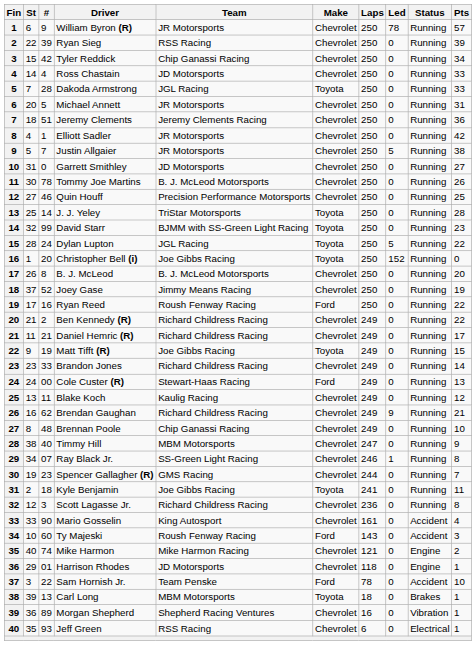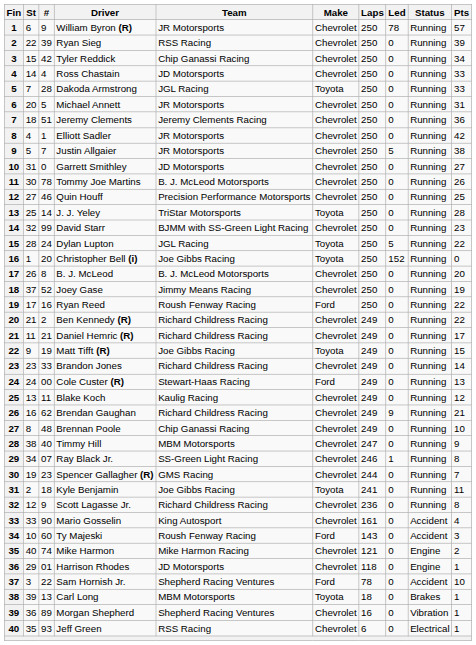(329, 228) Toyota -> (336, 228) Chevrolet
(44, 505) 3 -> (44, 505) 9
(188, 582) Team Penske -> (216, 582) Shepherd Racing Ventures
